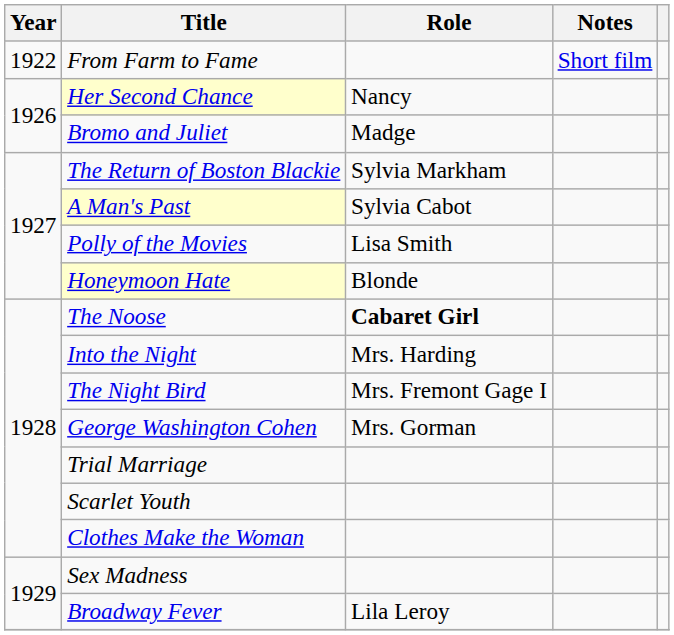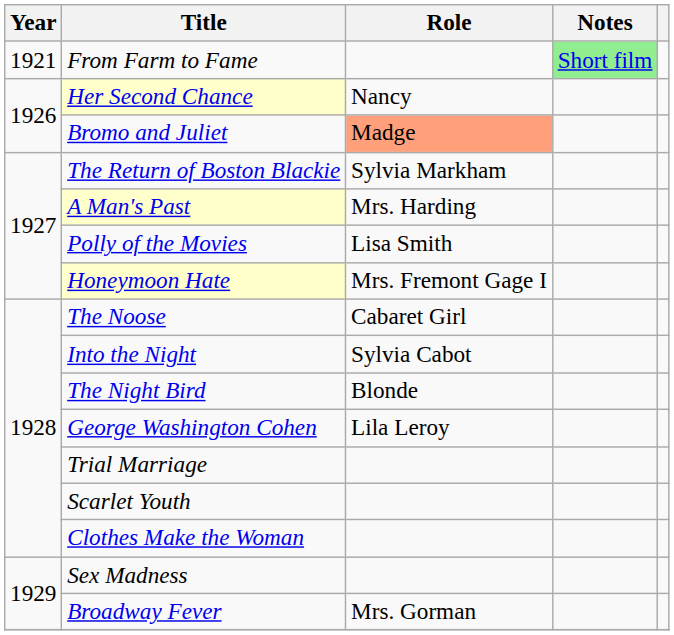(33, 59) 1922 -> (33, 59) 1921
(605, 59) no background -> (605, 59) lightgreen background
(383, 133) no background -> (383, 133) lightsalmon background
(411, 206) Sylvia Cabot -> (414, 206) Mrs. Harding
(385, 280) Blonde -> (449, 280) Mrs. Fremont Gage I
(415, 317) bold -> (409, 317) normal
(414, 354) Mrs. Harding -> (411, 354) Sylvia Cabot
(449, 390) Mrs. Fremont Gage I -> (385, 390) Blonde
(414, 427) Mrs. Gorman -> (400, 427) Lila Leroy
(400, 611) Lila Leroy -> (414, 611) Mrs. Gorman
